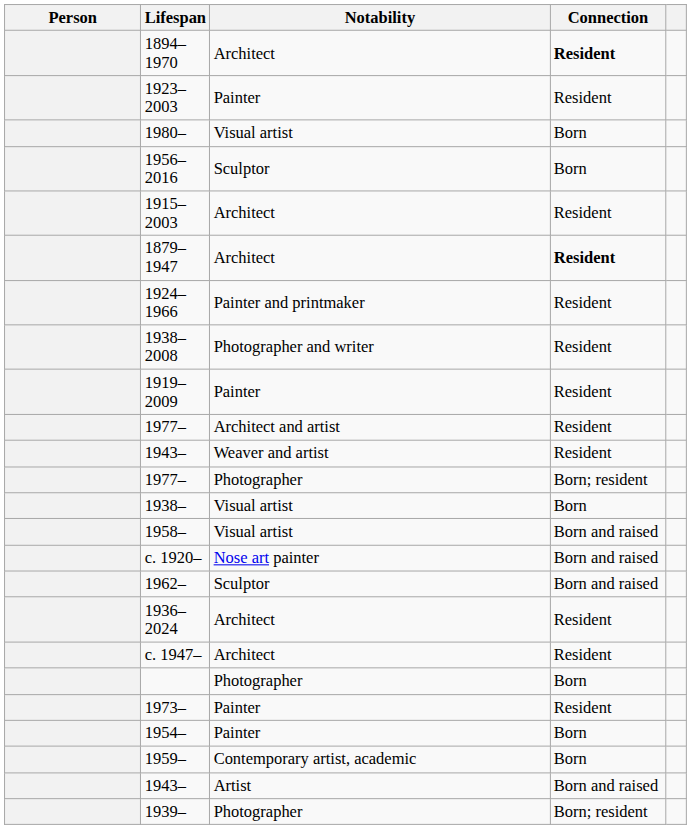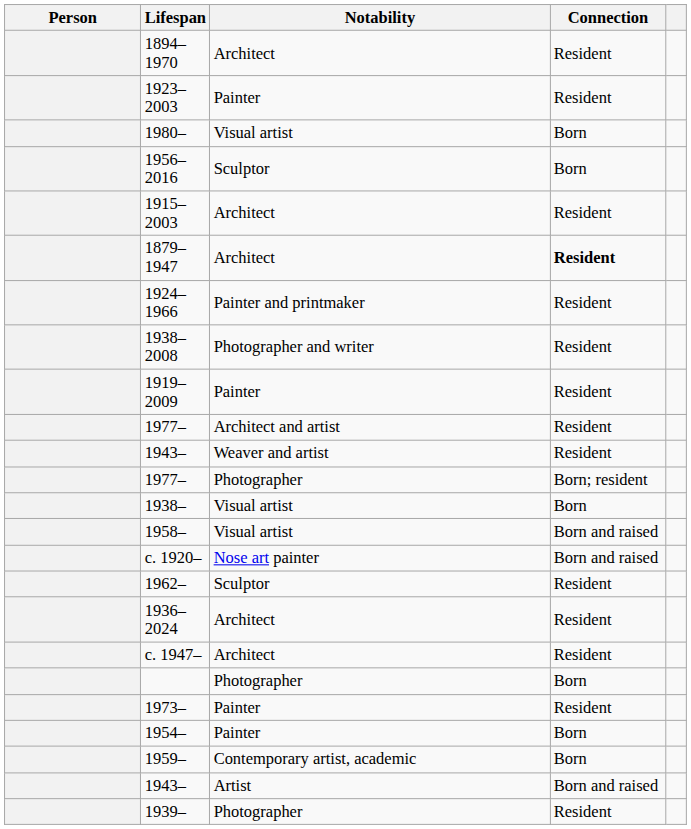(584, 52) bold -> (583, 52) normal
(606, 584) Born and raised -> (583, 584) Resident
(601, 811) Born; resident -> (583, 811) Resident
